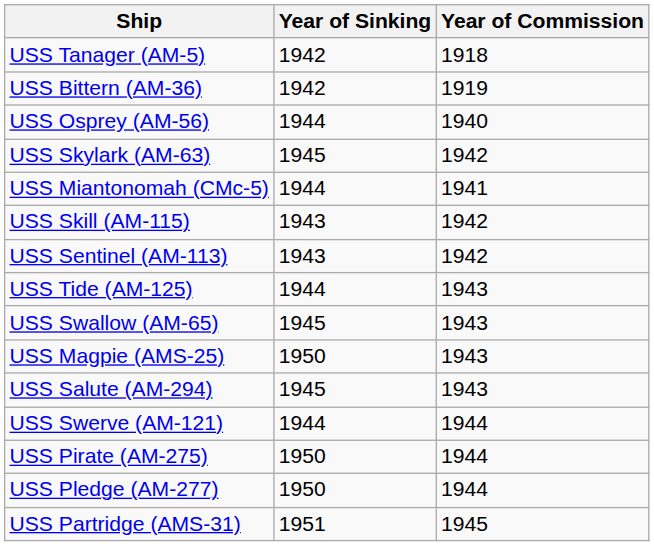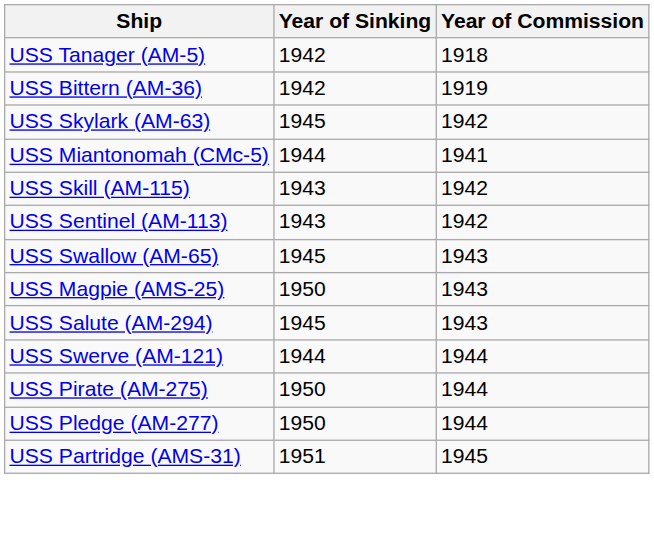- row: (109, 121)
- row: (101, 289)
